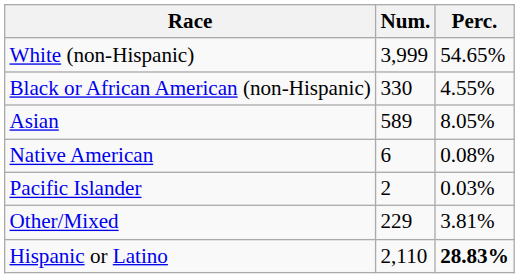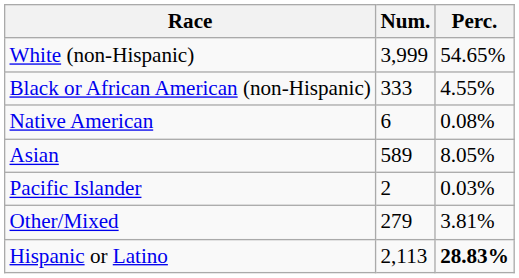(396, 88) 330 -> (396, 88) 333
rows swapped: (81, 155) <-> (34, 121)
(396, 222) 229 -> (396, 222) 279
(404, 255) 2,110 -> (404, 255) 2,113
